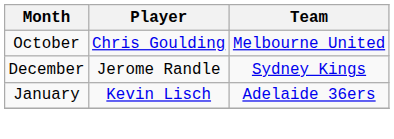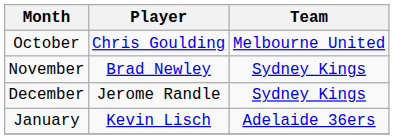+ row: (46, 69)
